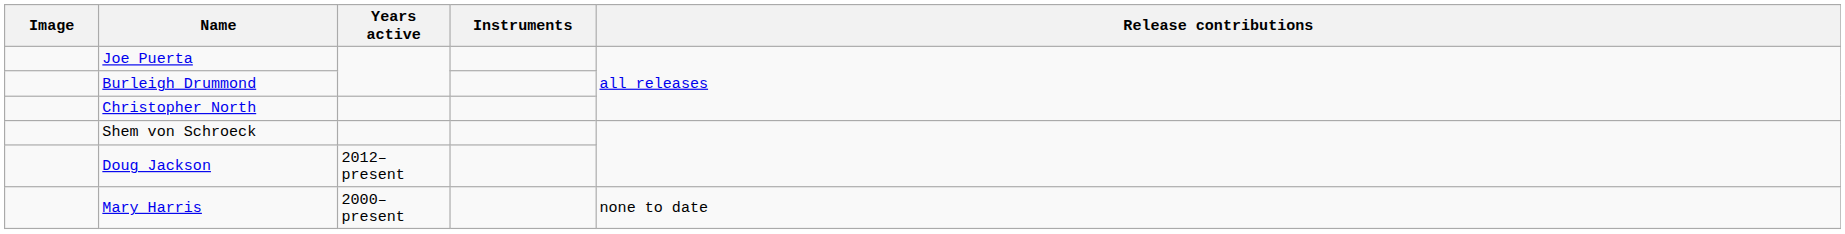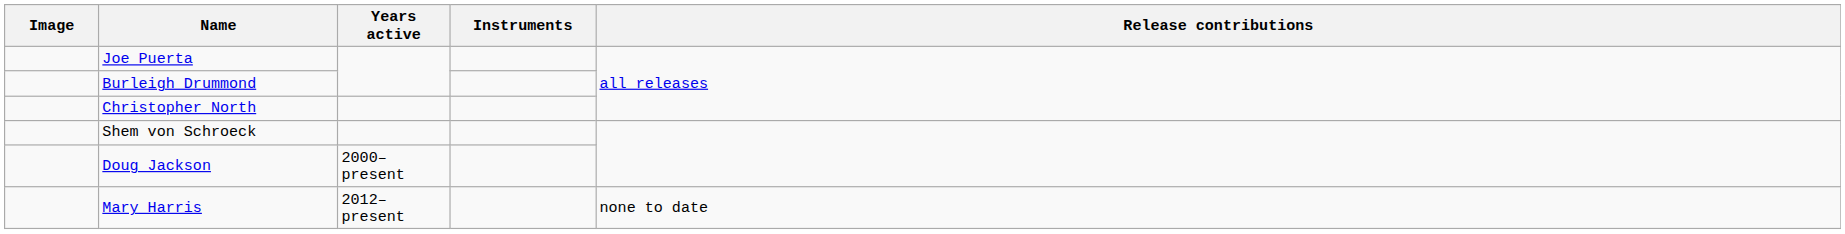(373, 166) 2012–present -> (373, 166) 2000–present
(373, 208) 2000–present -> (373, 208) 2012–present
